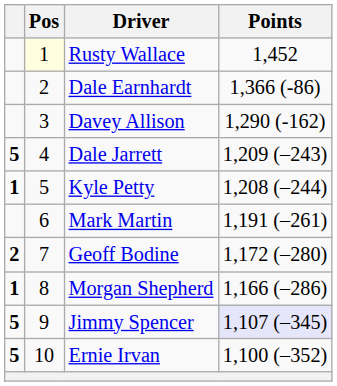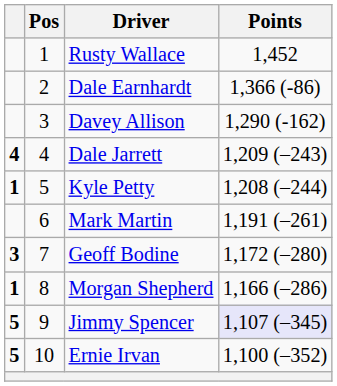(44, 54) lightyellow background -> (44, 54) no background
(14, 154) 5 -> (14, 154) 4
(14, 254) 2 -> (14, 254) 3
